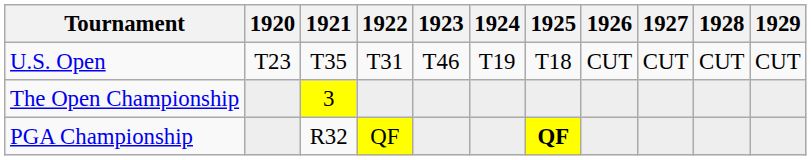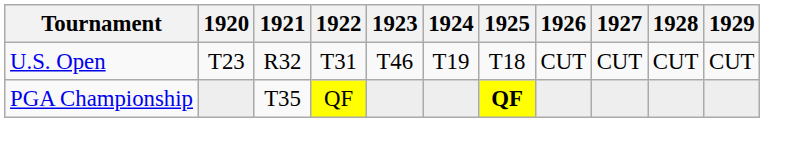(329, 61) T35 -> (282, 61) R32
- row: (125, 98)
(329, 136) R32 -> (282, 98) T35
